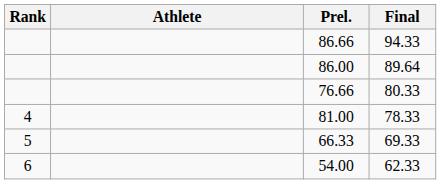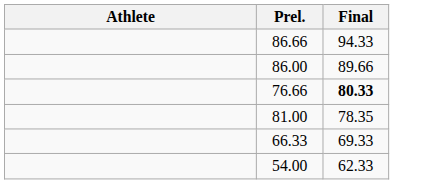- column: (28, 16)
(402, 66) 89.64 -> (356, 66) 89.66
(402, 91) normal -> (356, 91) bold
(402, 116) 78.33 -> (356, 116) 78.35
